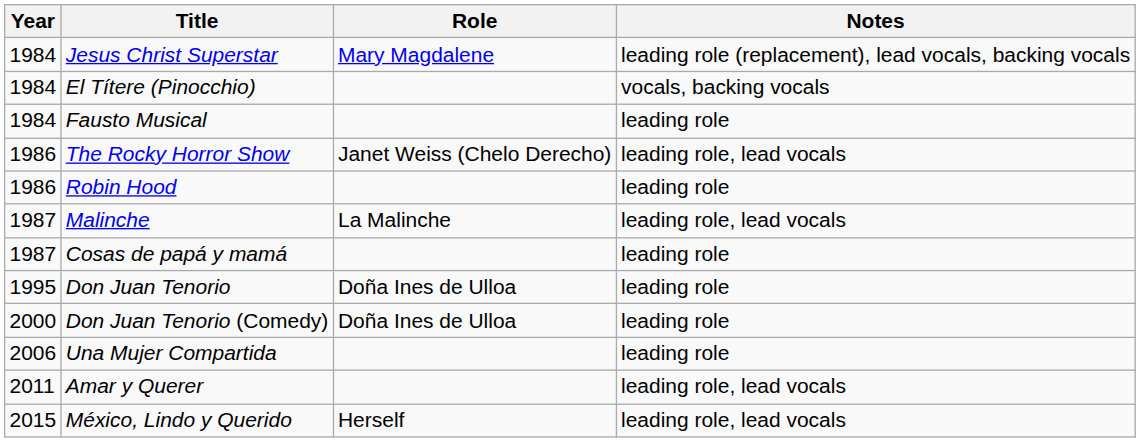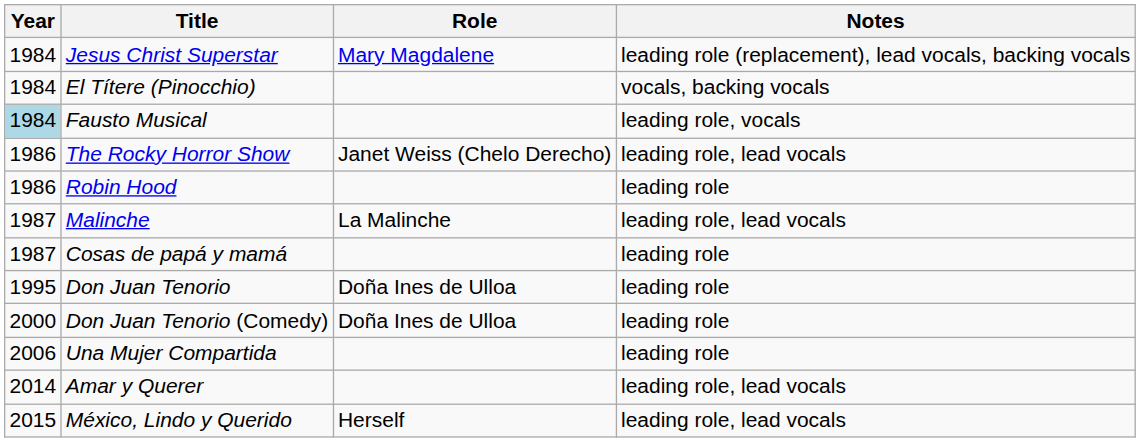(33, 120) no background -> (33, 120) lightblue background
(675, 120) leading role -> (711, 120) leading role, vocals
(32, 386) 2011 -> (33, 386) 2014
